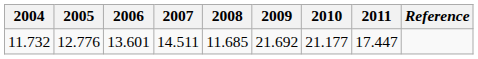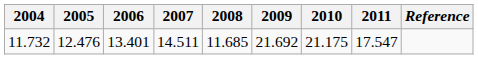(79, 41) 12.776 -> (79, 41) 12.476
(128, 41) 13.601 -> (128, 41) 13.401
(327, 41) 21.177 -> (327, 41) 21.175
(377, 41) 17.447 -> (377, 41) 17.547
